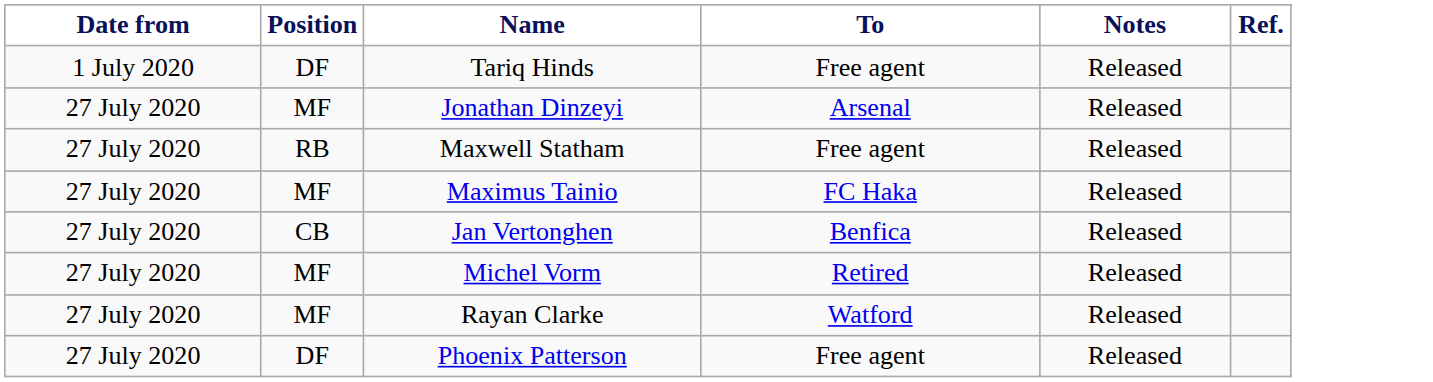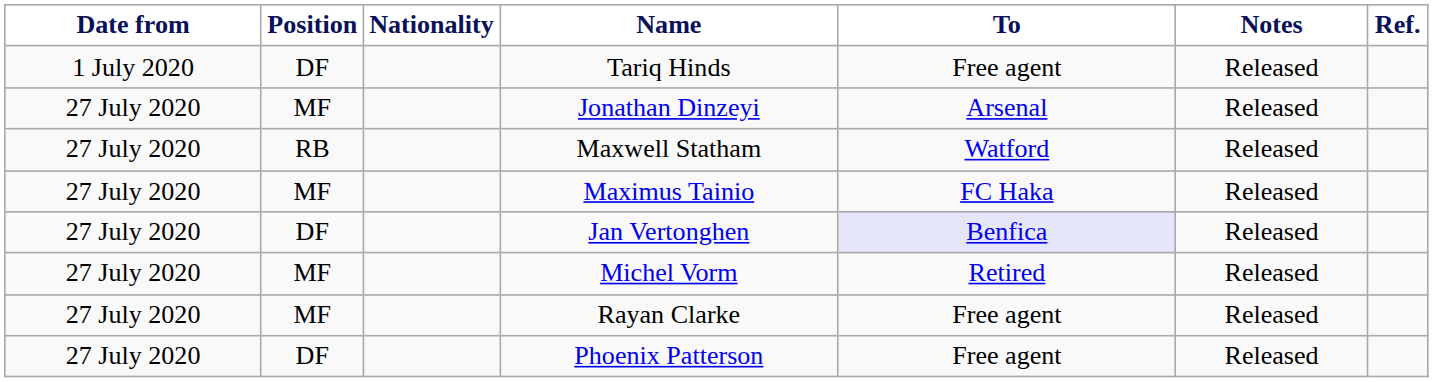+ column: (432, 25)
(870, 149) Free agent -> (1007, 149) Watford
(312, 231) CB -> (312, 231) DF
(870, 231) no background -> (1007, 231) lavender background
(870, 314) Watford -> (1007, 314) Free agent
